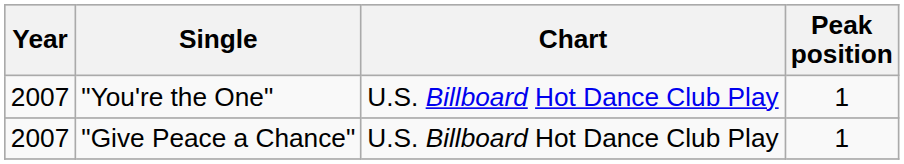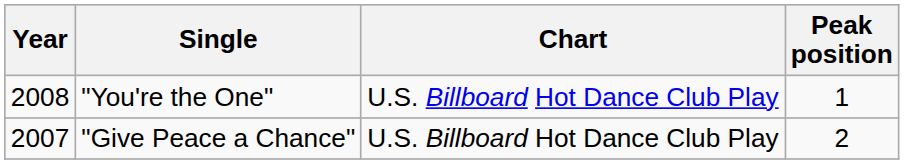(40, 96) 2007 -> (40, 96) 2008
(842, 138) 1 -> (842, 138) 2
